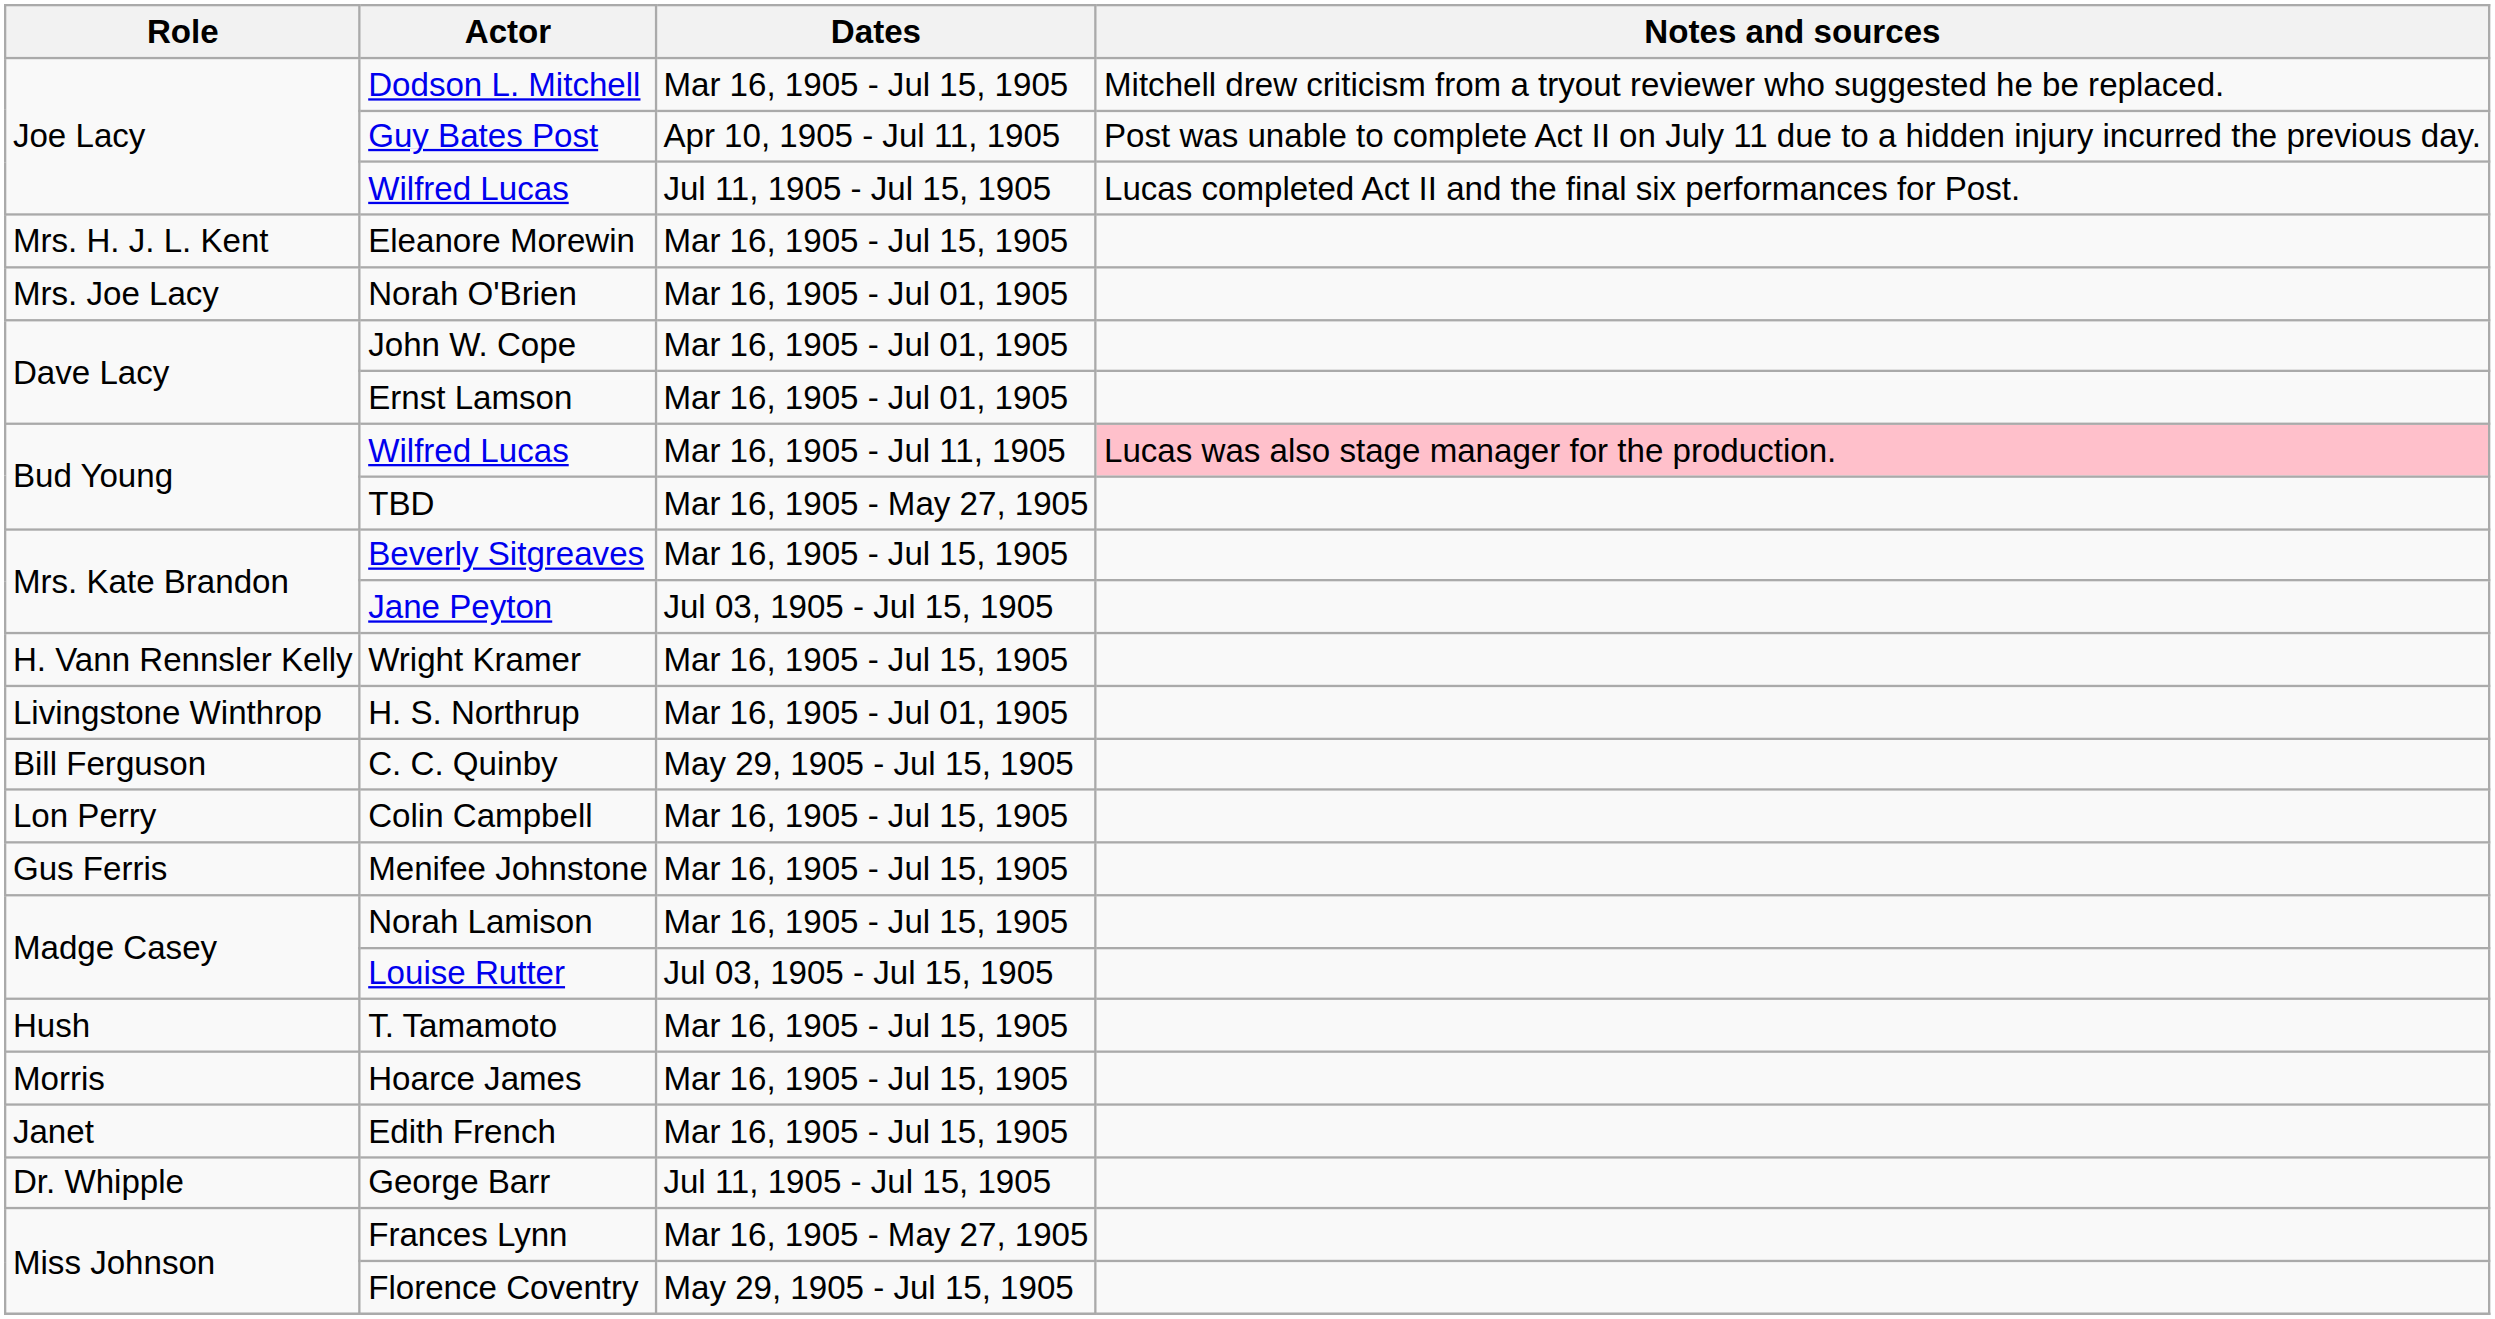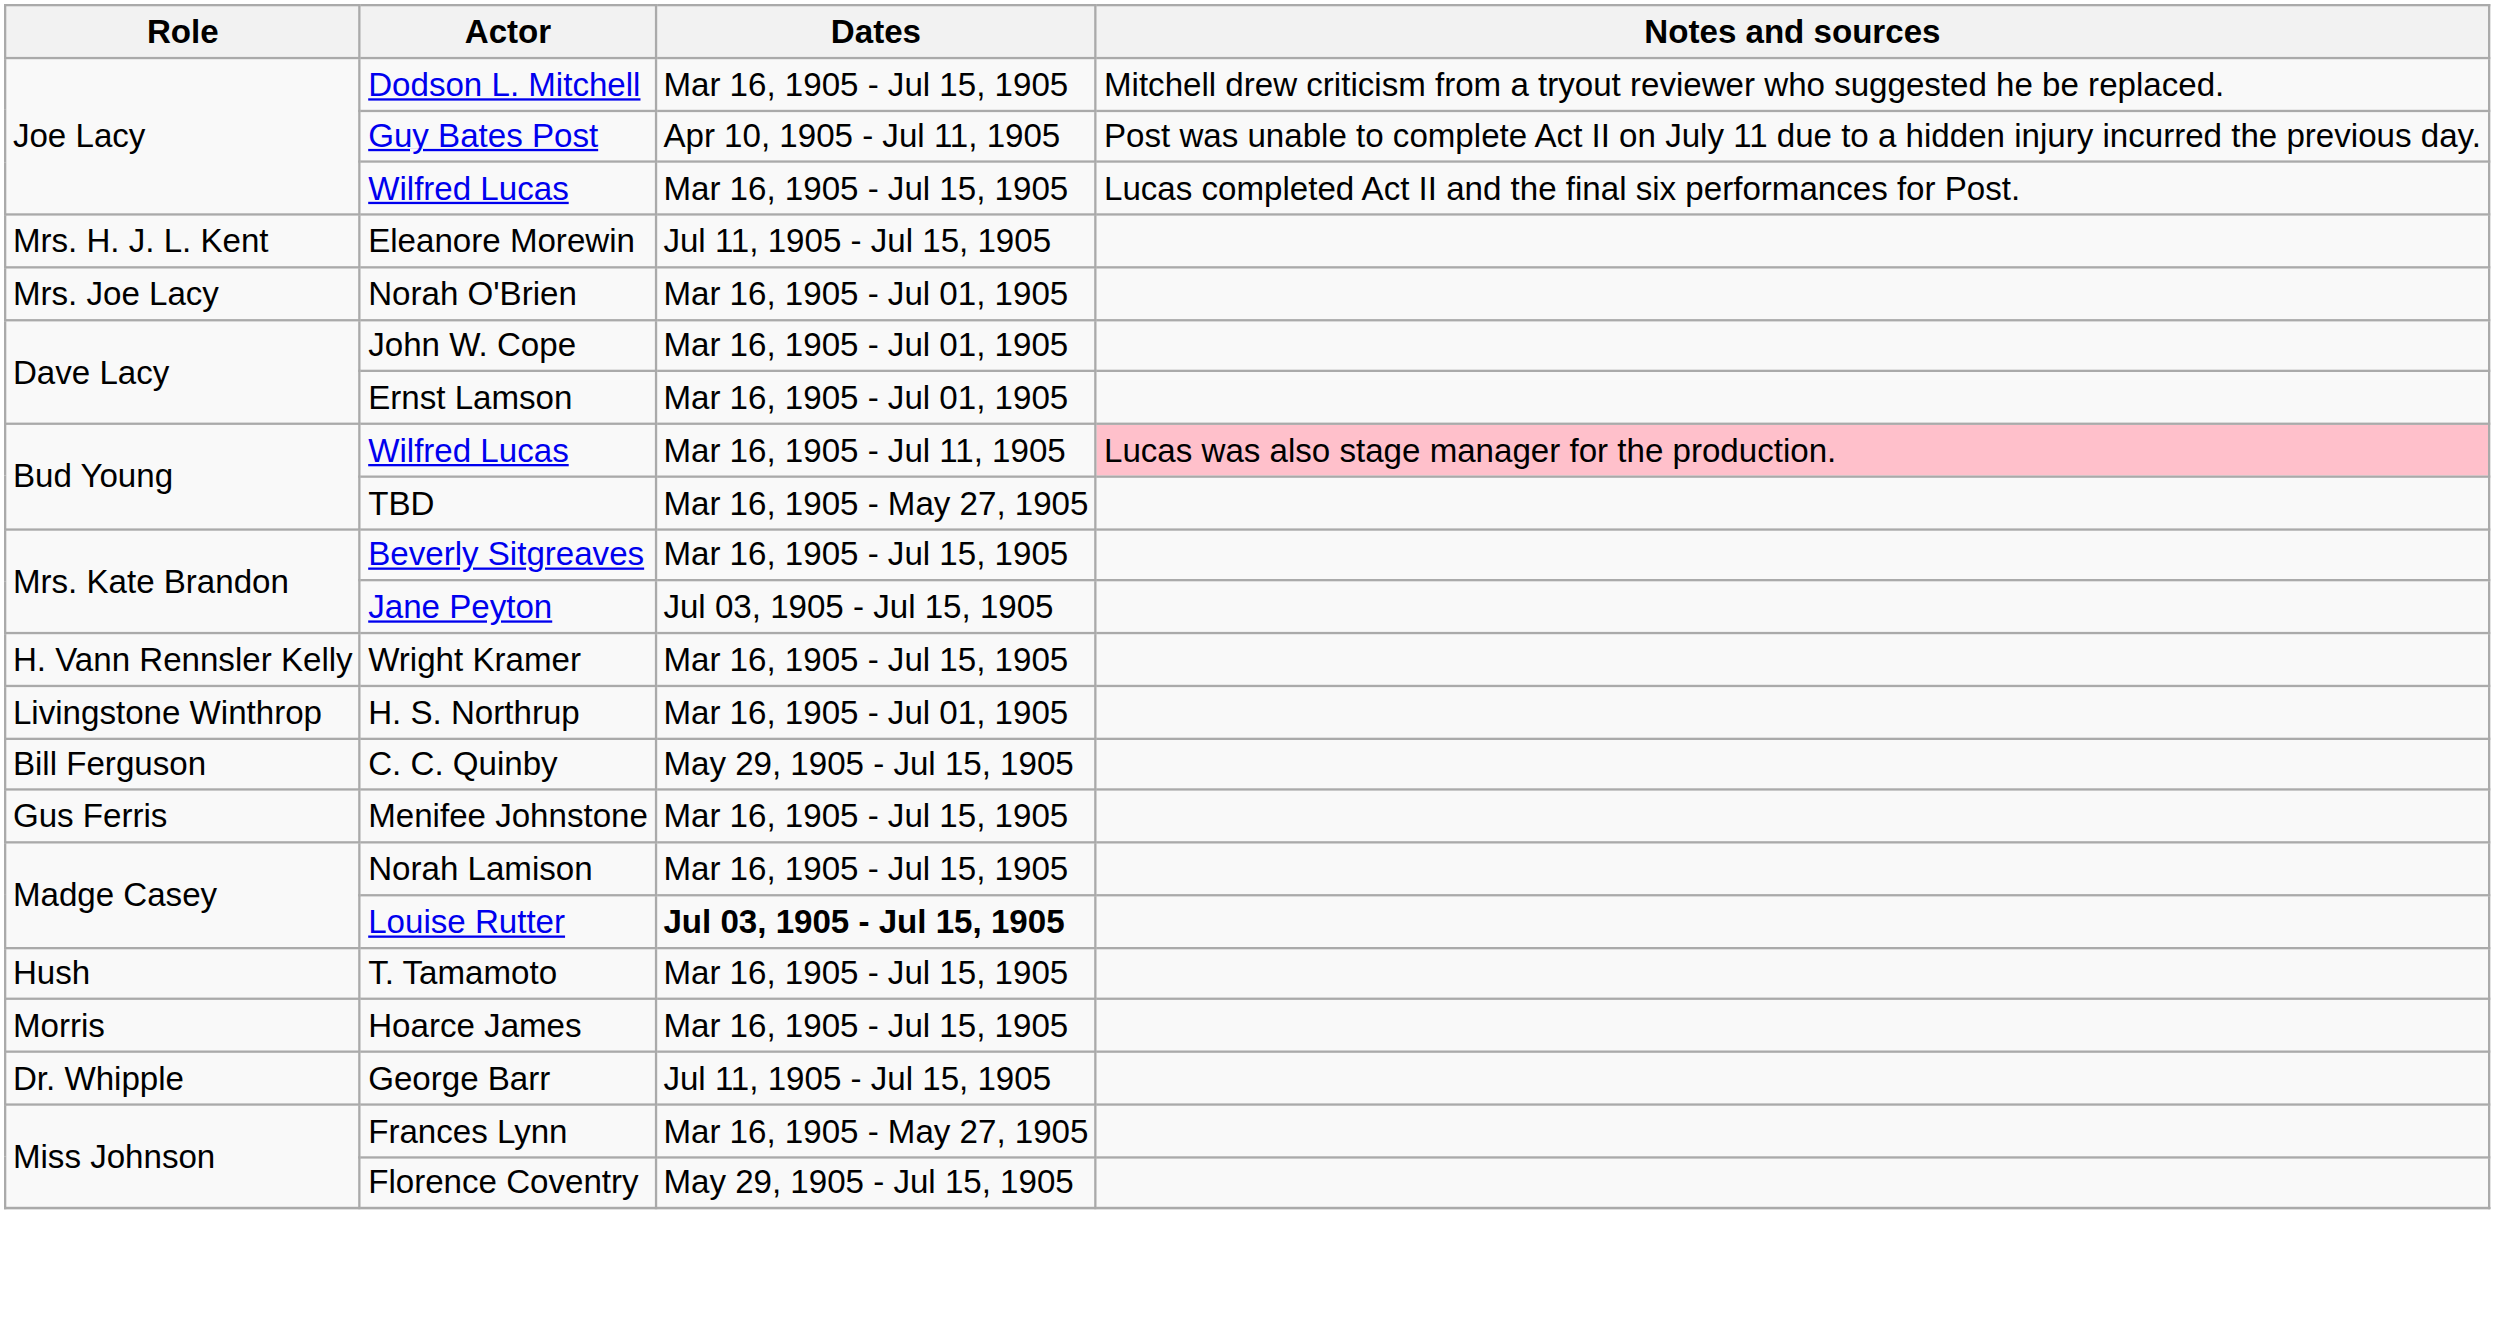(857, 189) Jul 11, 1905 - Jul 15, 1905 -> (866, 189) Mar 16, 1905 - Jul 15, 1905
(866, 241) Mar 16, 1905 - Jul 15, 1905 -> (857, 241) Jul 11, 1905 - Jul 15, 1905
- row: (85, 817)
(858, 974) normal -> (864, 921) bold
- row: (53, 1131)
